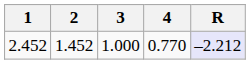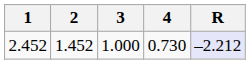(167, 45) 0.770 -> (167, 45) 0.730
